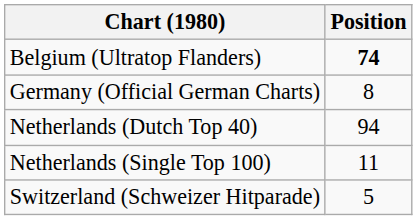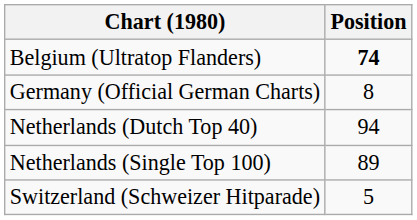(368, 162) 11 -> (368, 162) 89
